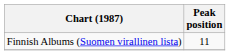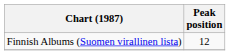(204, 41) 11 -> (204, 41) 12
